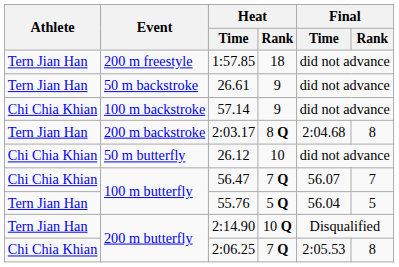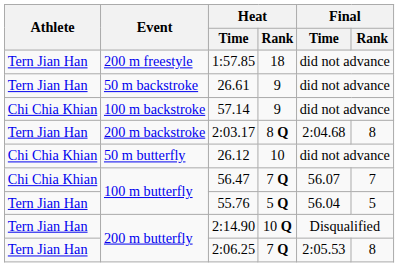(53, 250) Chi Chia Khian -> (48, 250) Tern Jian Han
